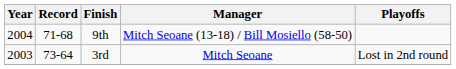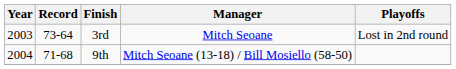rows swapped: (100, 54) <-> (100, 34)
